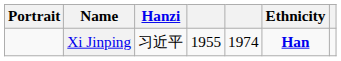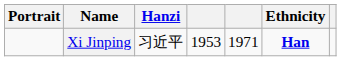(206, 42) 1955 -> (206, 42) 1953
(243, 42) 1974 -> (243, 42) 1971
